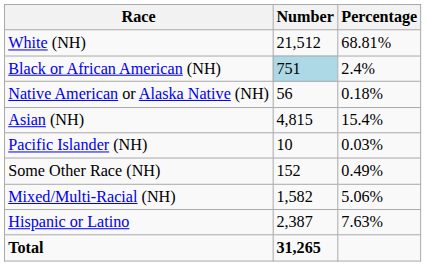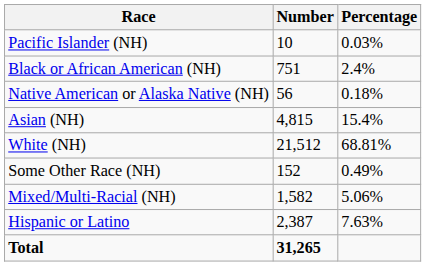rows swapped: (47, 42) <-> (78, 145)
(289, 68) lightblue background -> (289, 68) no background
